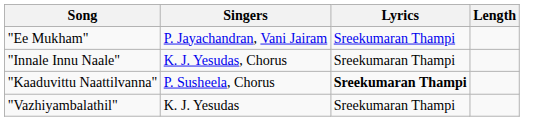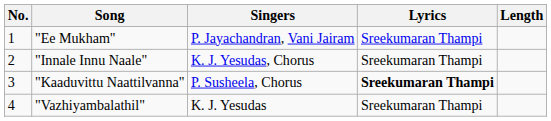+ column: (18, 15)
